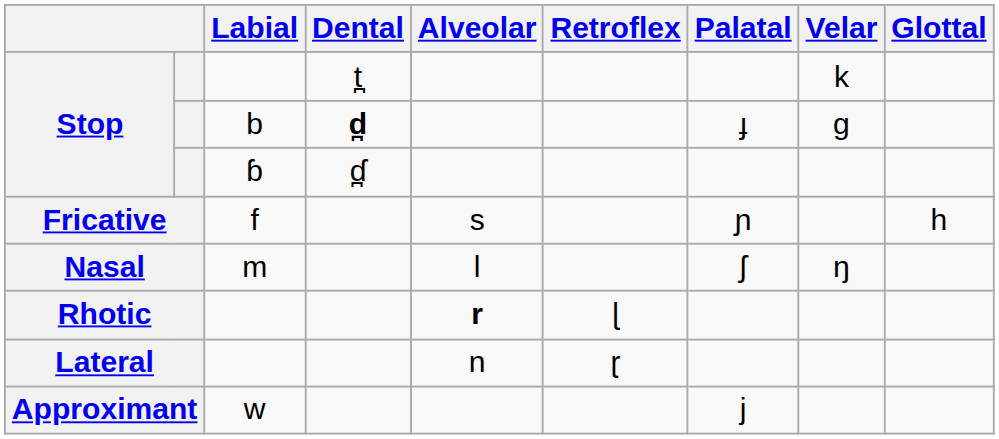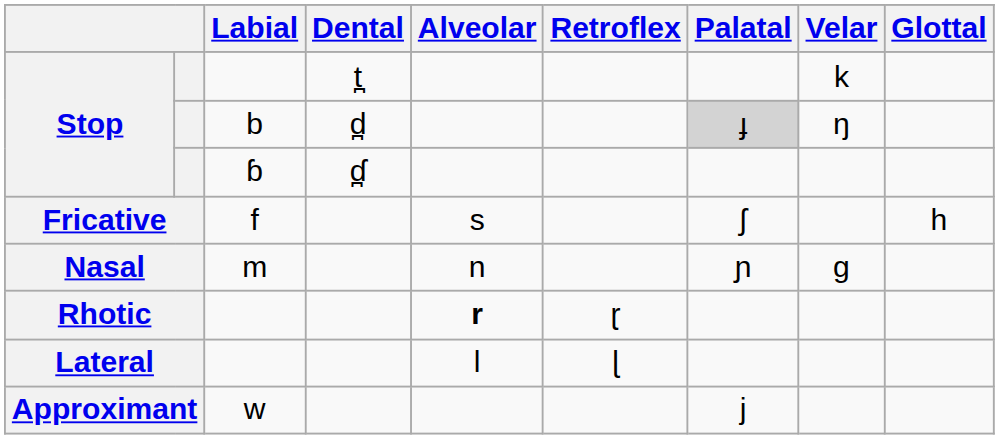(358, 123) bold -> (358, 123) normal
(743, 123) no background -> (743, 123) lightgrey background
(841, 123) g -> (841, 123) ŋ
(743, 219) ɲ -> (743, 219) ʃ
(477, 266) l -> (477, 266) n
(743, 266) ʃ -> (743, 266) ɲ
(841, 266) ŋ -> (841, 266) g
(616, 314) ɭ -> (616, 314) ɽ
(477, 362) n -> (477, 362) l
(616, 362) ɽ -> (616, 362) ɭ
